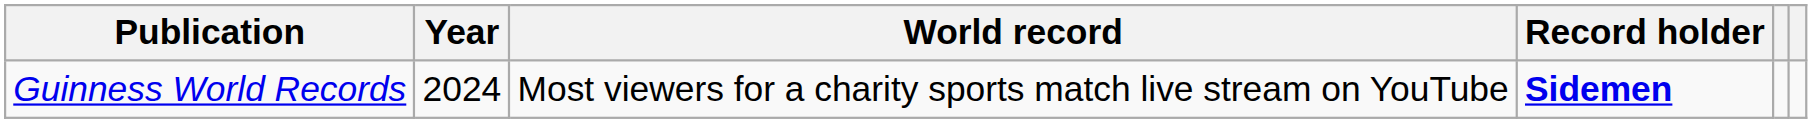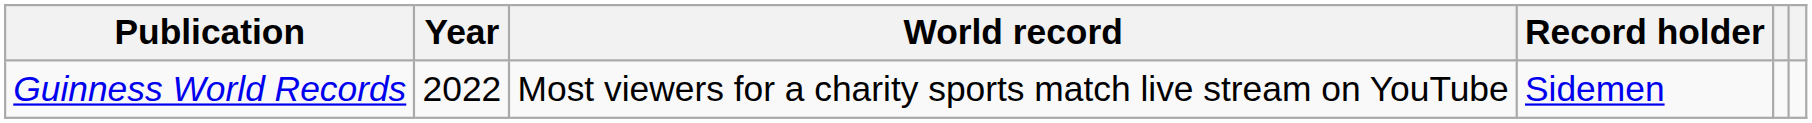(462, 88) 2024 -> (462, 88) 2022
(1599, 88) bold -> (1595, 88) normal
